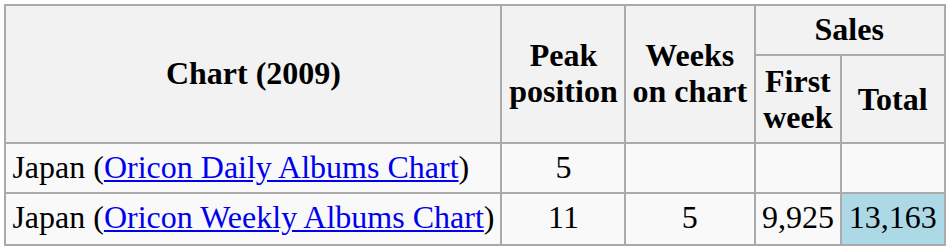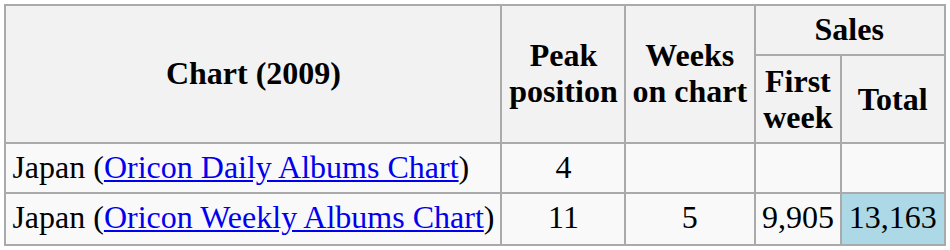(563, 167) 5 -> (563, 167) 4
(798, 218) 9,925 -> (798, 218) 9,905
